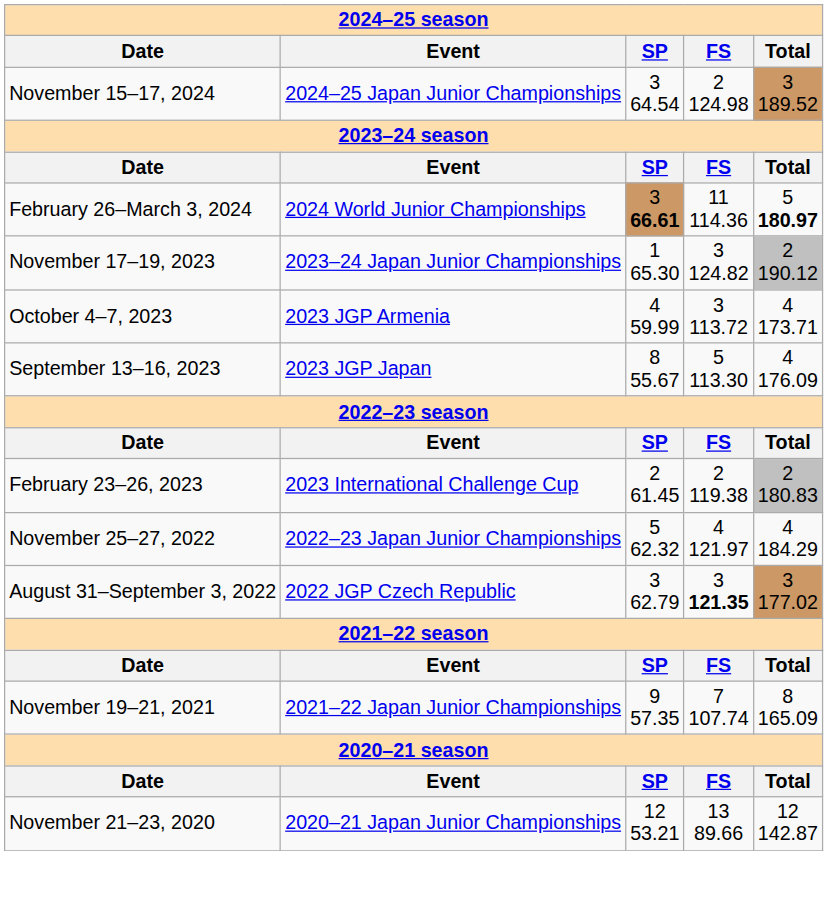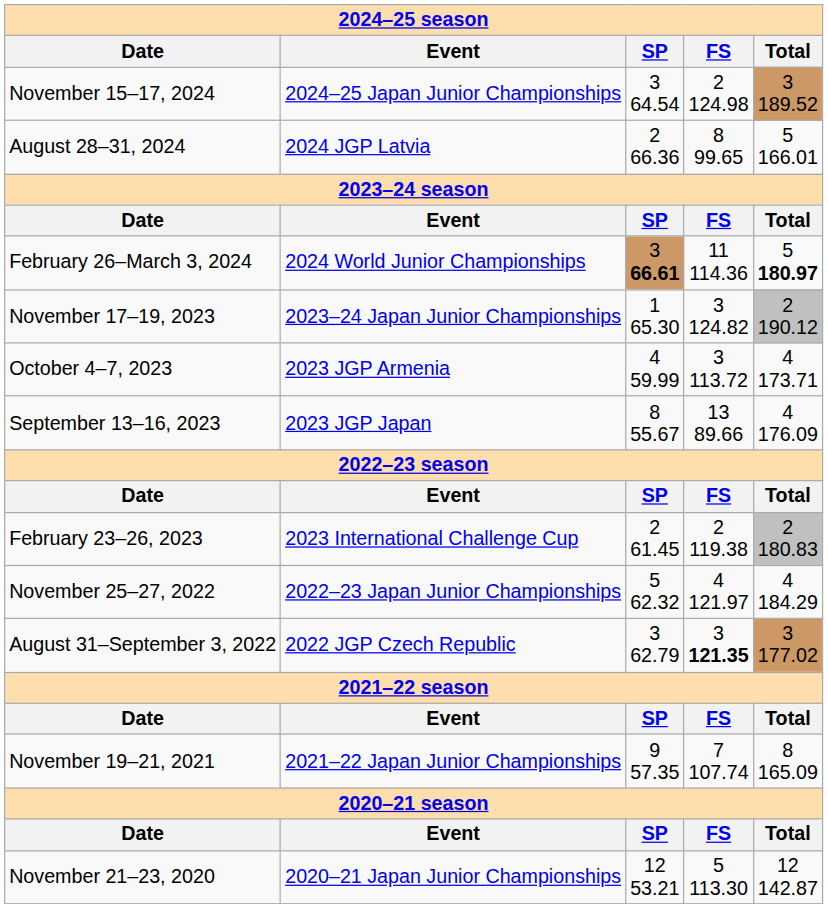+ row: (97, 146)
(719, 369) 5 113.30 -> (719, 422) 13 89.66
(719, 823) 13 89.66 -> (719, 876) 5 113.30
